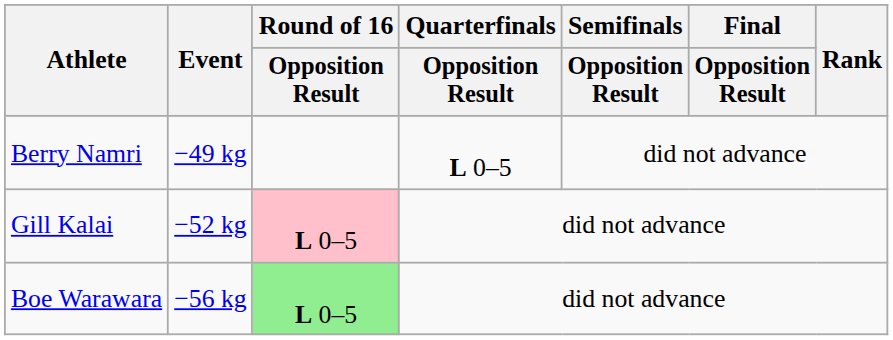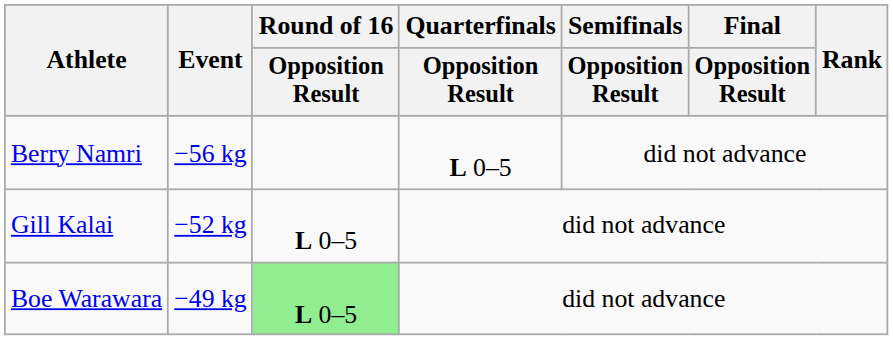(210, 152) −49 kg -> (210, 152) −56 kg
(326, 240) pink background -> (326, 240) no background
(210, 298) −56 kg -> (210, 298) −49 kg
